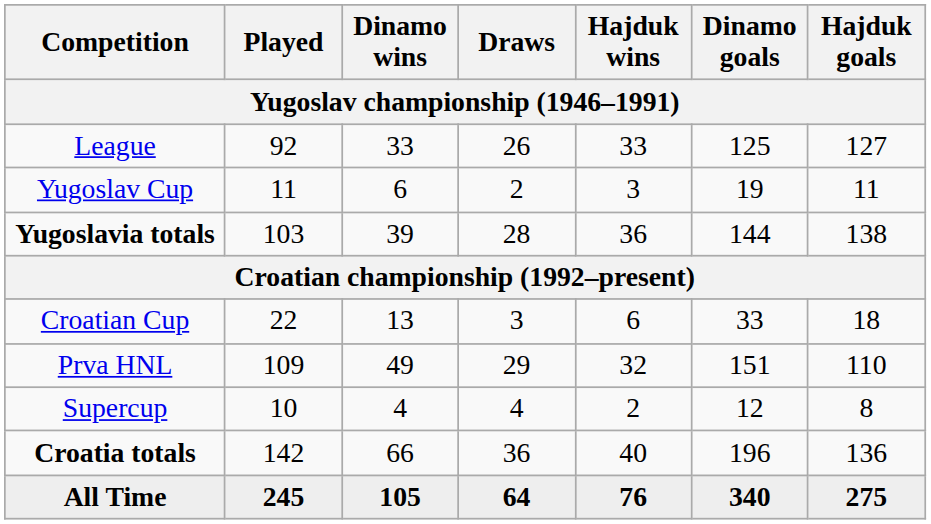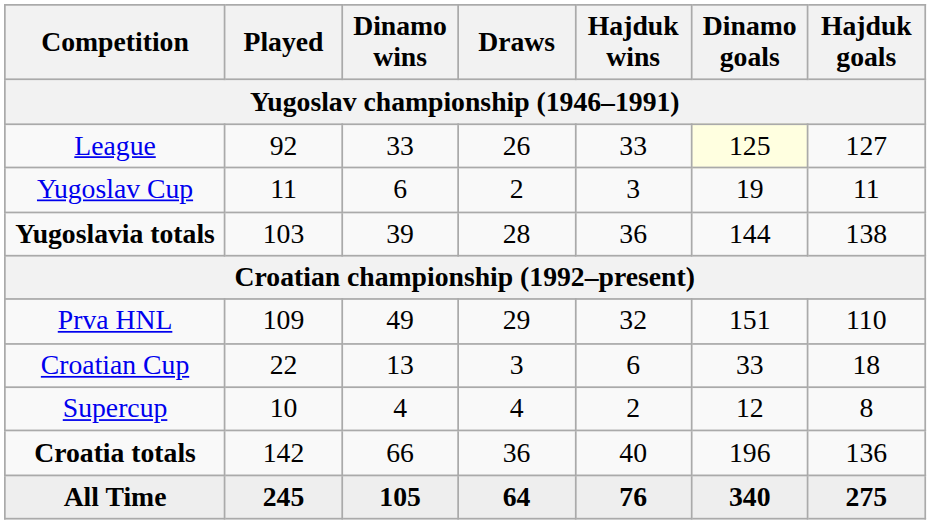(750, 145) no background -> (750, 145) lightyellow background
rows swapped: (115, 364) <-> (115, 320)
